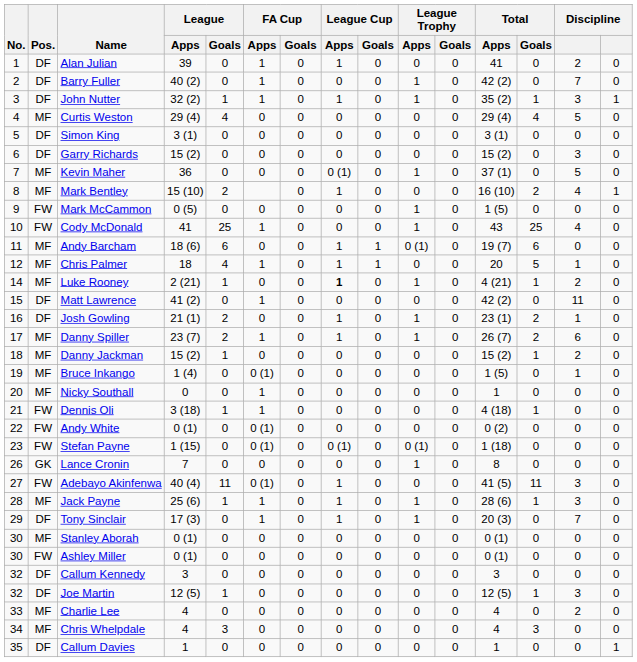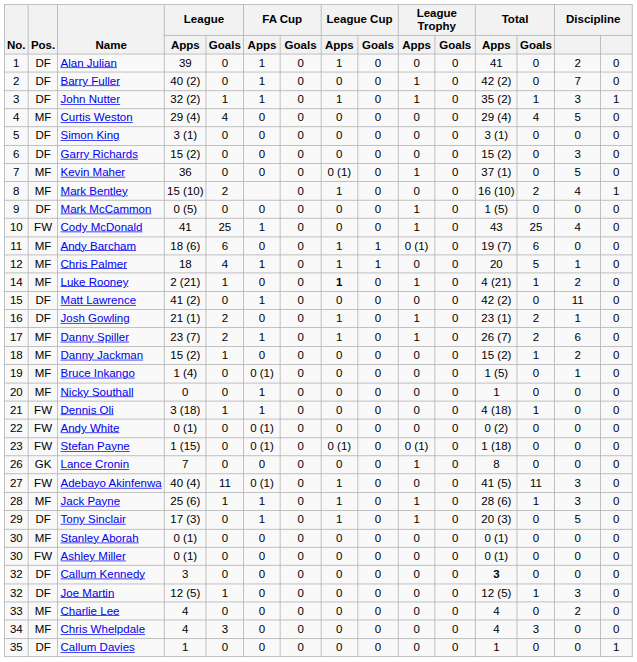(43, 209) FW -> (43, 209) DF
(578, 519) 7 -> (578, 519) 5
(496, 574) normal -> (496, 574) bold
